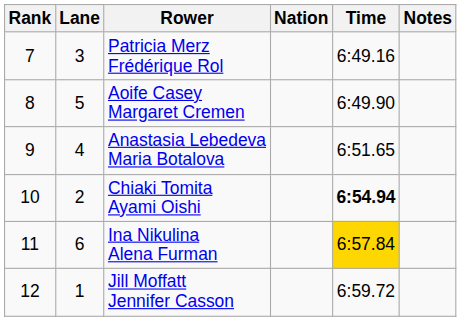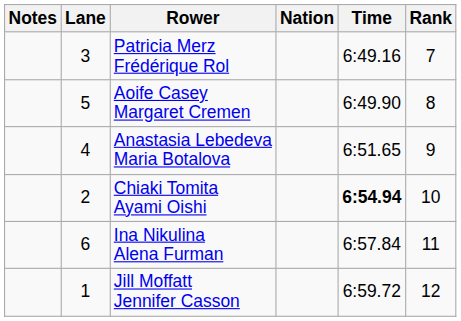columns swapped: (30, 18) <-> (428, 18)
(366, 244) gold background -> (372, 244) no background
